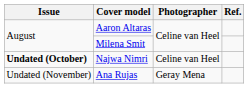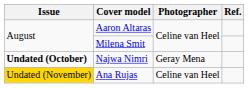(188, 59) Celine van Heel -> (180, 59) Geray Mena
(49, 75) no background -> (49, 75) gold background
(180, 75) Geray Mena -> (188, 75) Celine van Heel
